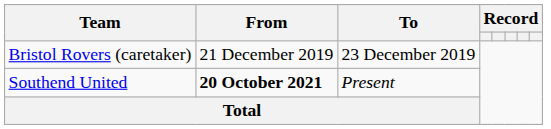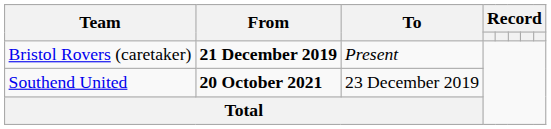(266, 54) normal -> (268, 54) bold
(408, 54) 23 December 2019 -> (372, 54) Present
(368, 82) Present -> (412, 82) 23 December 2019
